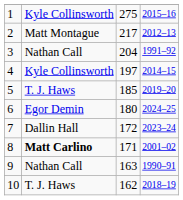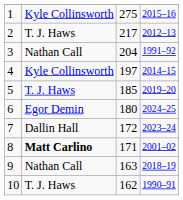(62, 33) Matt Montague -> (50, 33) T. J. Haws
(159, 166) 1990–91 -> (159, 166) 2018–19
(159, 185) 2018–19 -> (159, 185) 1990–91
